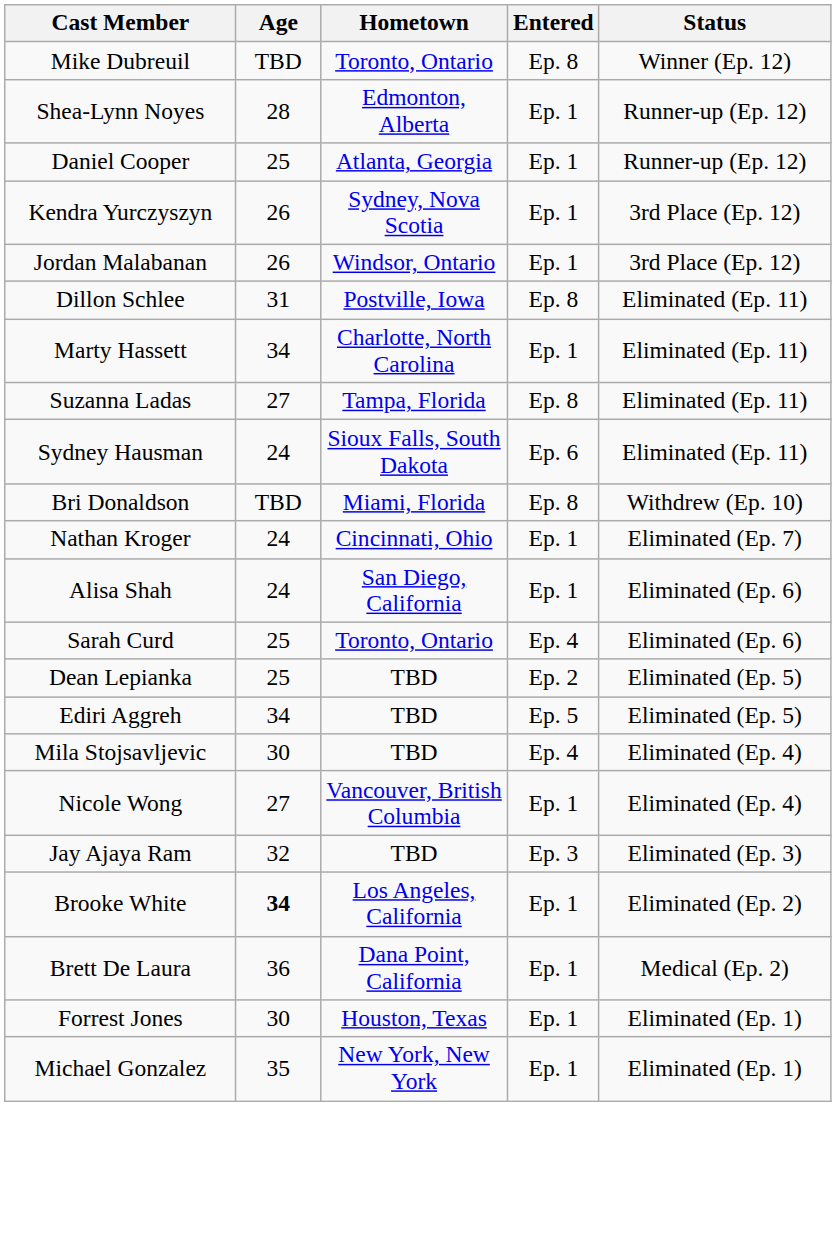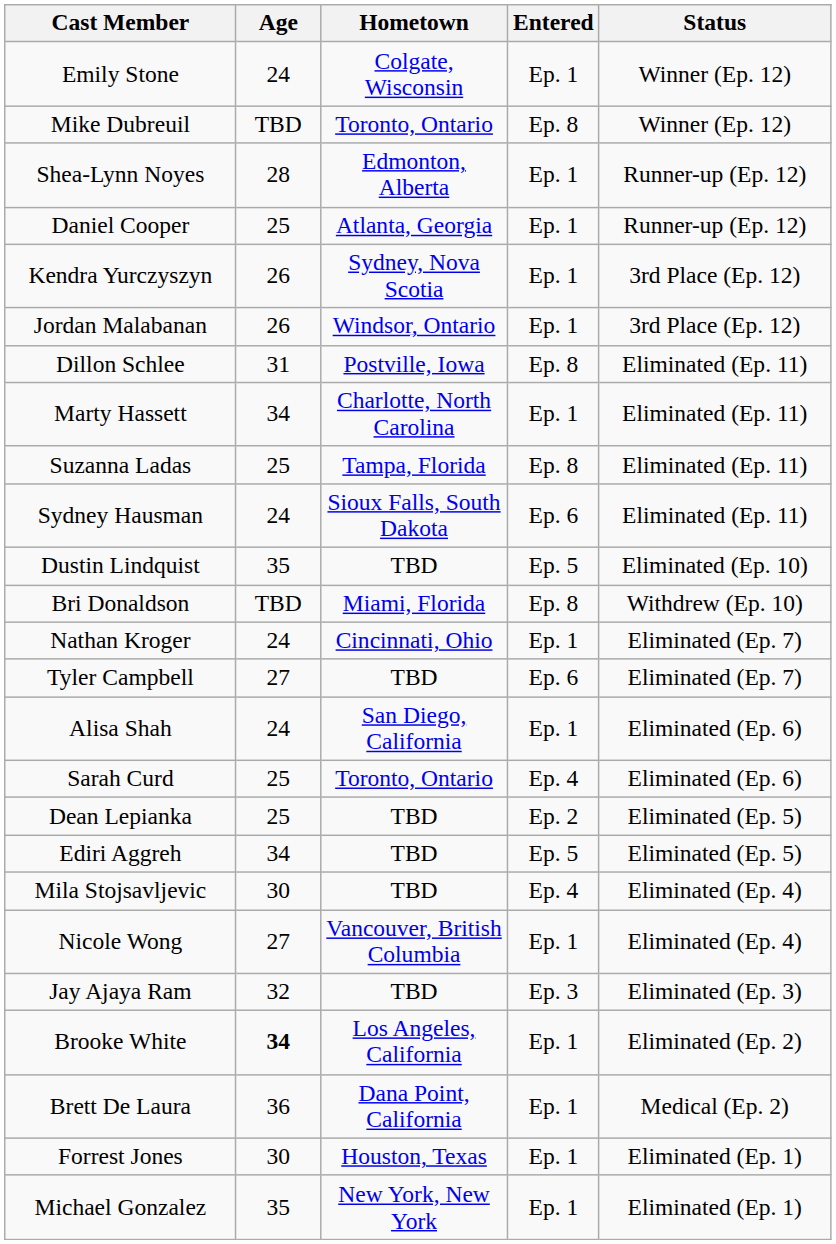+ row: (120, 73)
(278, 400) 27 -> (278, 464) 25
+ row: (120, 565)
+ row: (120, 677)
